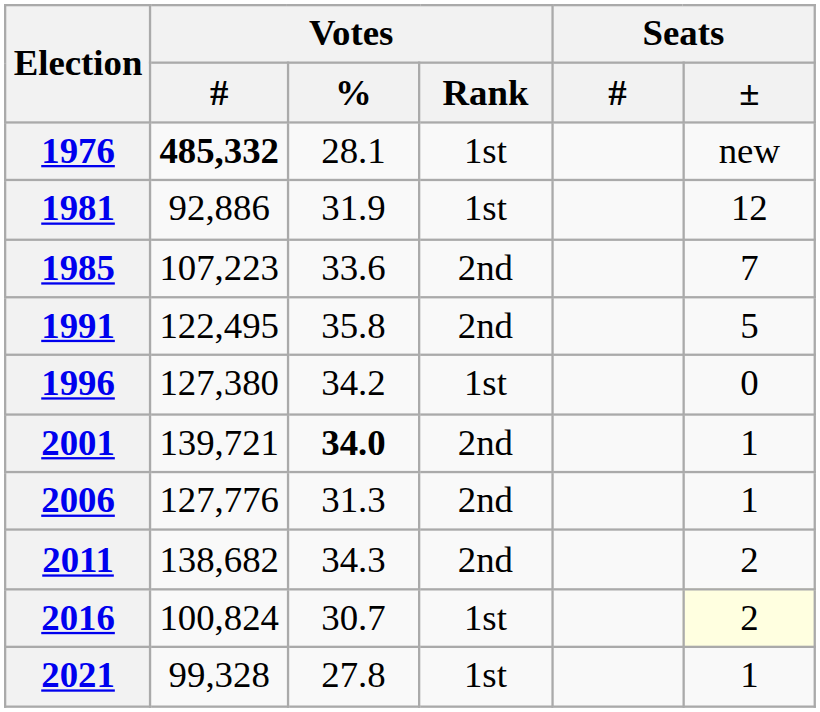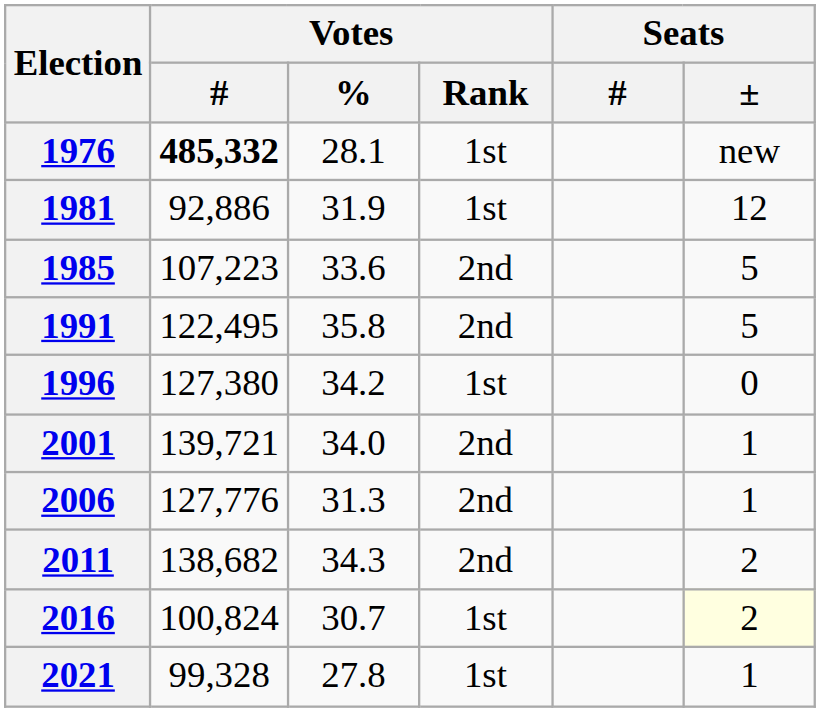(749, 267) 7 -> (749, 267) 5
(353, 442) bold -> (353, 442) normal
